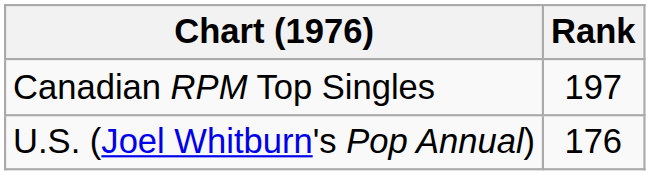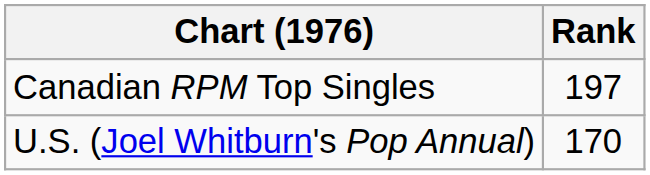(593, 141) 176 -> (593, 141) 170
